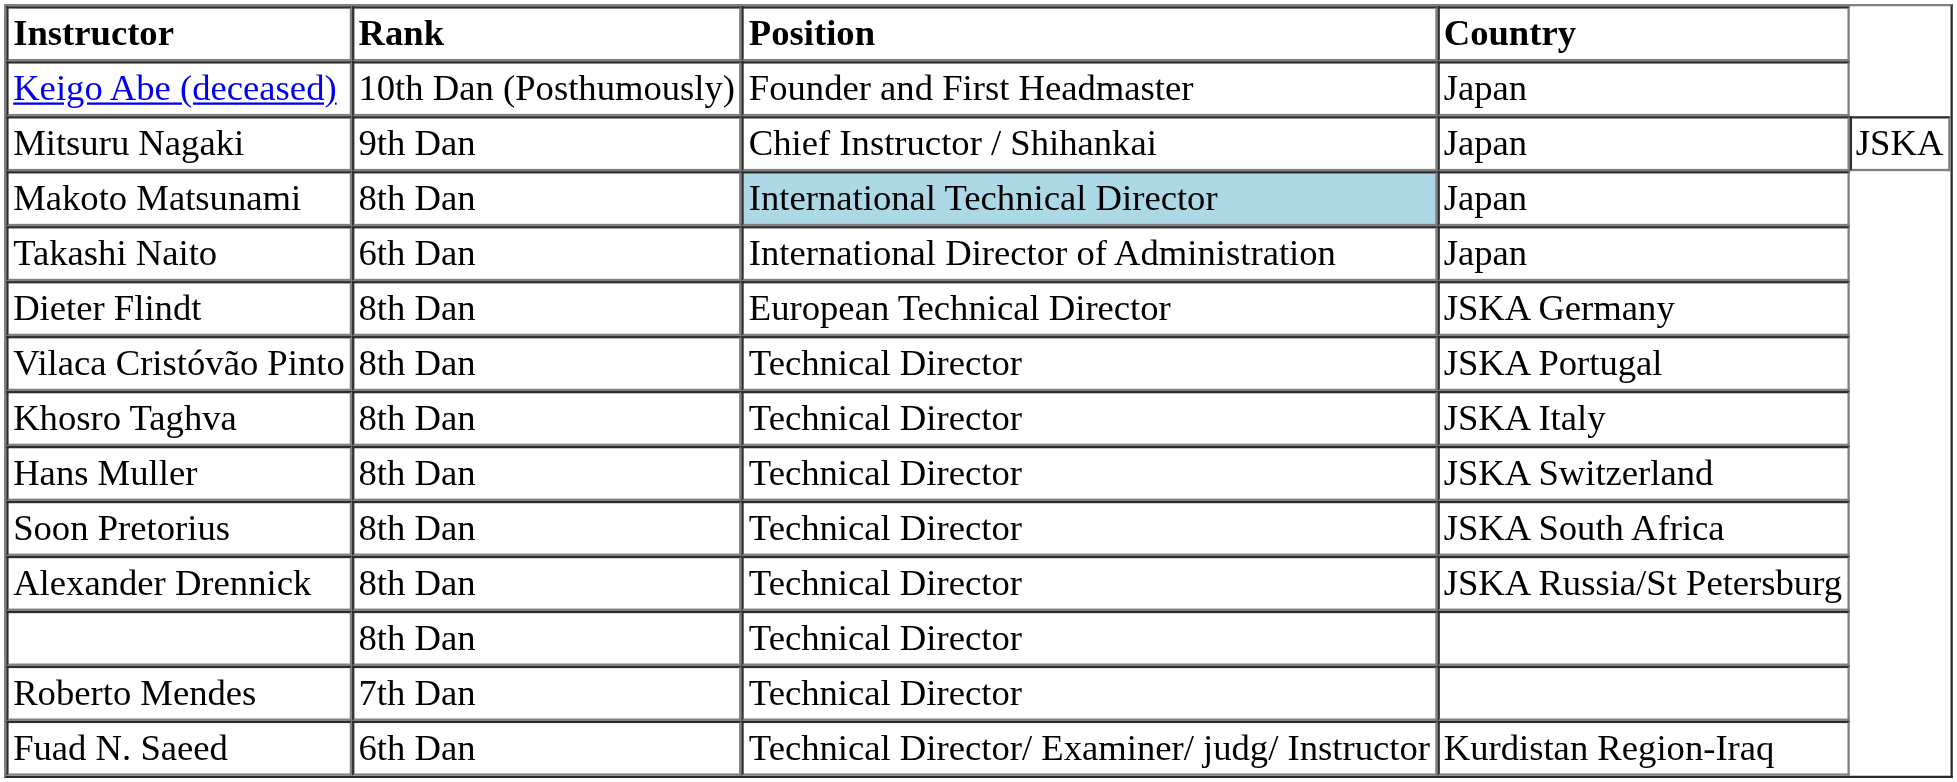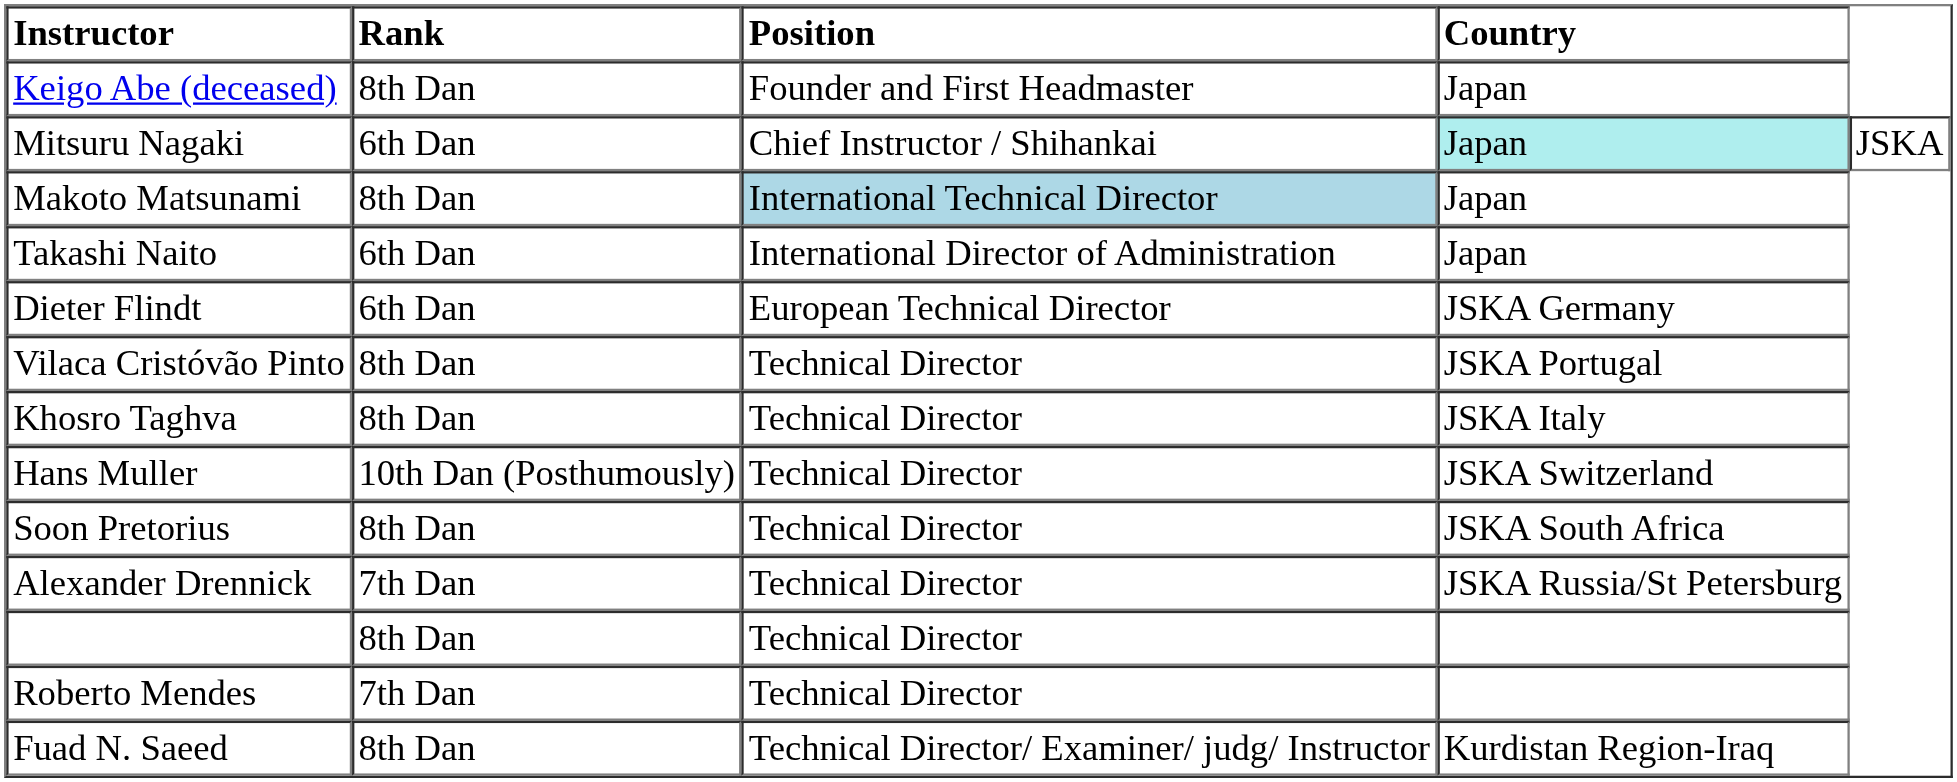(547, 88) 10th Dan (Posthumously) -> (417, 88) 8th Dan
(417, 143) 9th Dan -> (417, 143) 6th Dan
(1485, 143) no background -> (1485, 143) paleturquoise background
(417, 307) 8th Dan -> (417, 307) 6th Dan
(417, 472) 8th Dan -> (547, 472) 10th Dan (Posthumously)
(417, 582) 8th Dan -> (417, 582) 7th Dan
(417, 747) 6th Dan -> (417, 747) 8th Dan
